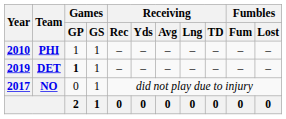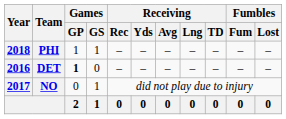(19, 50) 2010 -> (19, 50) 2018
(19, 68) 2019 -> (19, 68) 2016
(97, 68) 1 -> (97, 68) 0
